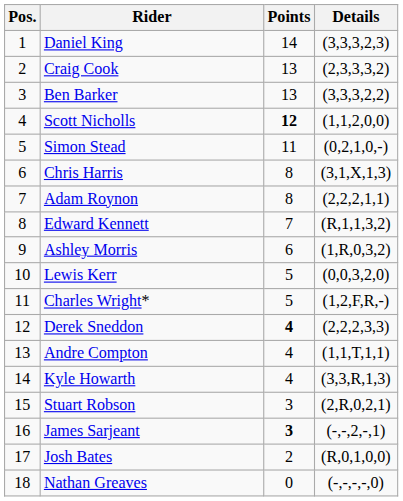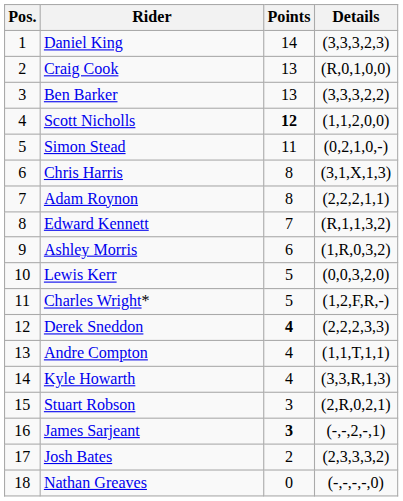(356, 69) (2,3,3,3,2) -> (356, 69) (R,0,1,0,0)
(356, 456) (R,0,1,0,0) -> (356, 456) (2,3,3,3,2)
